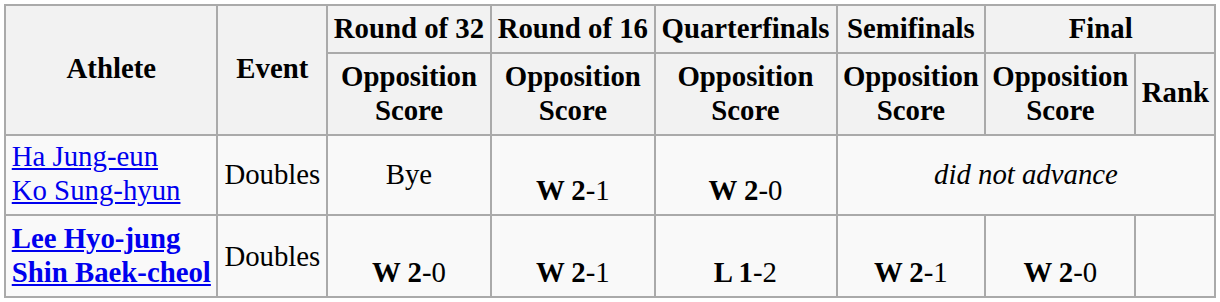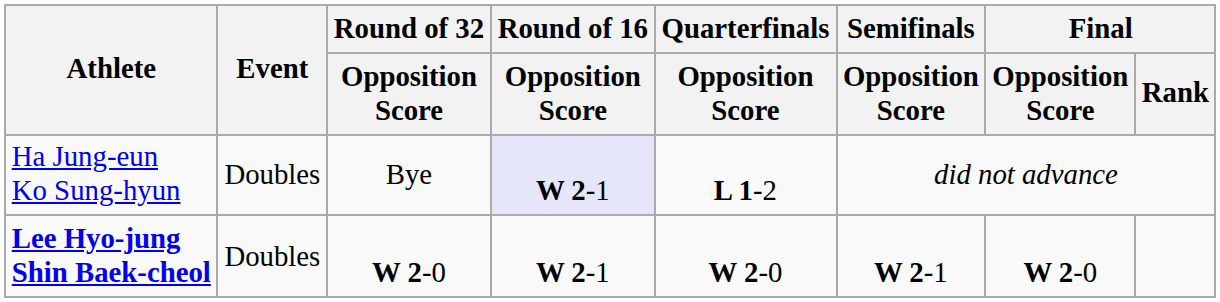(573, 191) no background -> (573, 191) lavender background
(745, 191) W 2-0 -> (745, 191) L 1-2
(745, 273) L 1-2 -> (745, 273) W 2-0
